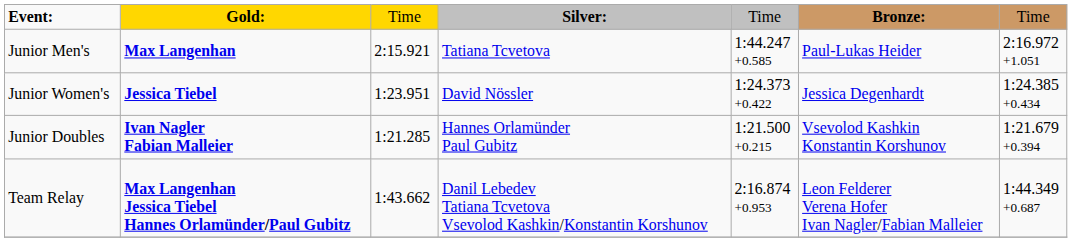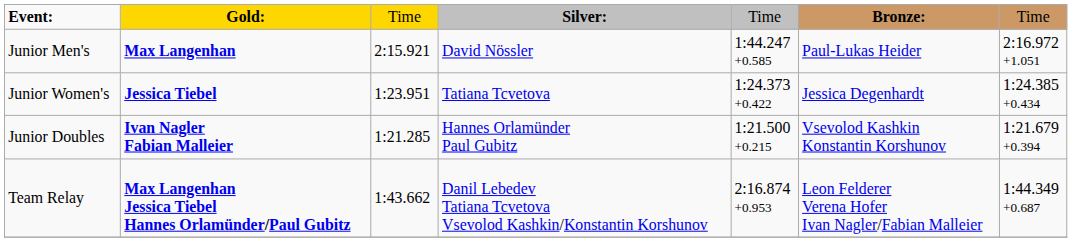(496, 51) Tatiana Tcvetova -> (488, 51) David Nössler
(488, 94) David Nössler -> (496, 94) Tatiana Tcvetova
